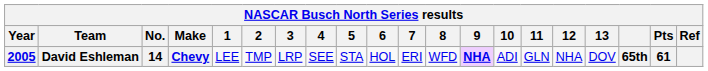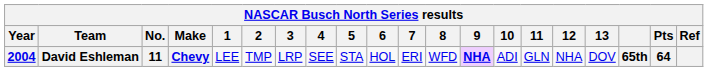(22, 56) 2005 -> (22, 56) 2004
(155, 56) 14 -> (155, 56) 11
(664, 56) 61 -> (664, 56) 64
